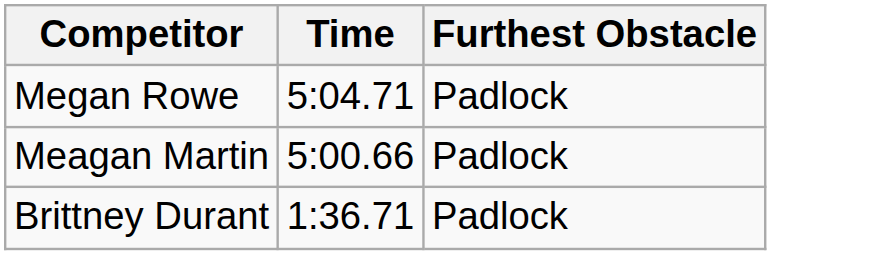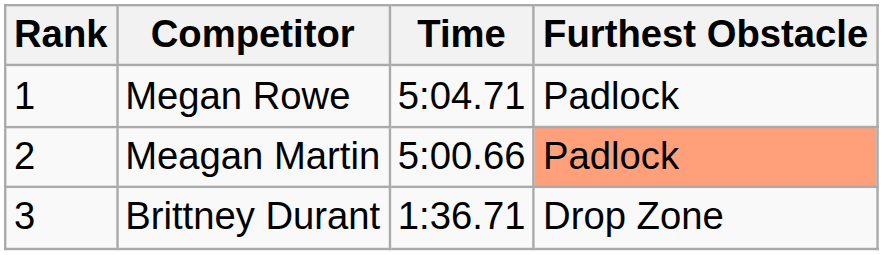+ column: (61, 34)
(500, 156) no background -> (611, 156) lightsalmon background
(500, 216) Padlock -> (633, 216) Drop Zone
